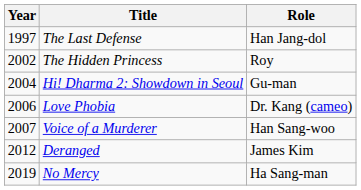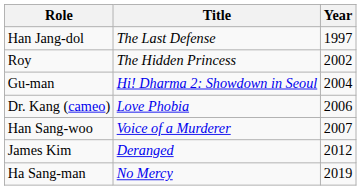columns swapped: (22, 15) <-> (301, 15)
